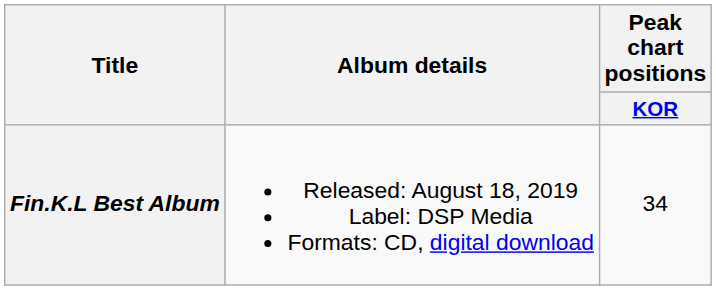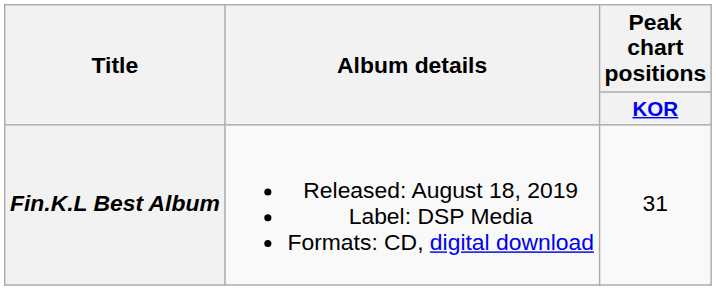(655, 204) 34 -> (655, 204) 31
